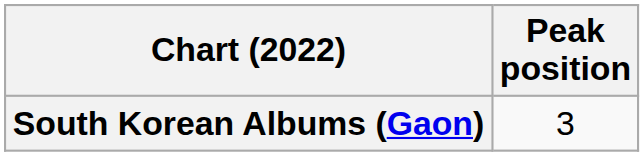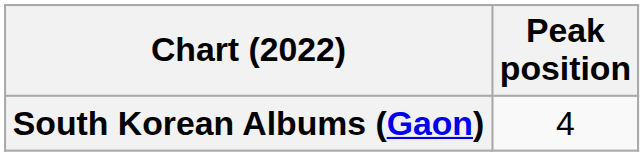(565, 122) 3 -> (565, 122) 4
